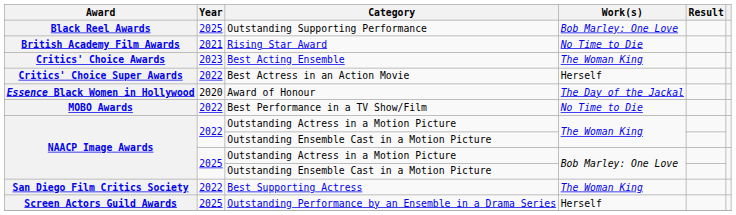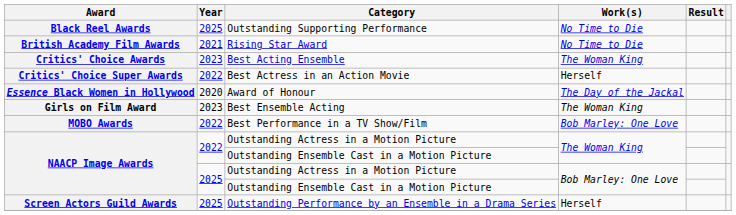(619, 28) Bob Marley: One Love -> (602, 28) No Time to Die
+ row: (211, 108)
(602, 108) No Time to Die -> (619, 124) Bob Marley: One Love
- row: (211, 187)
